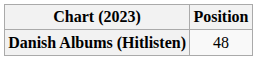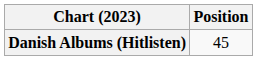(221, 42) 48 -> (221, 42) 45
